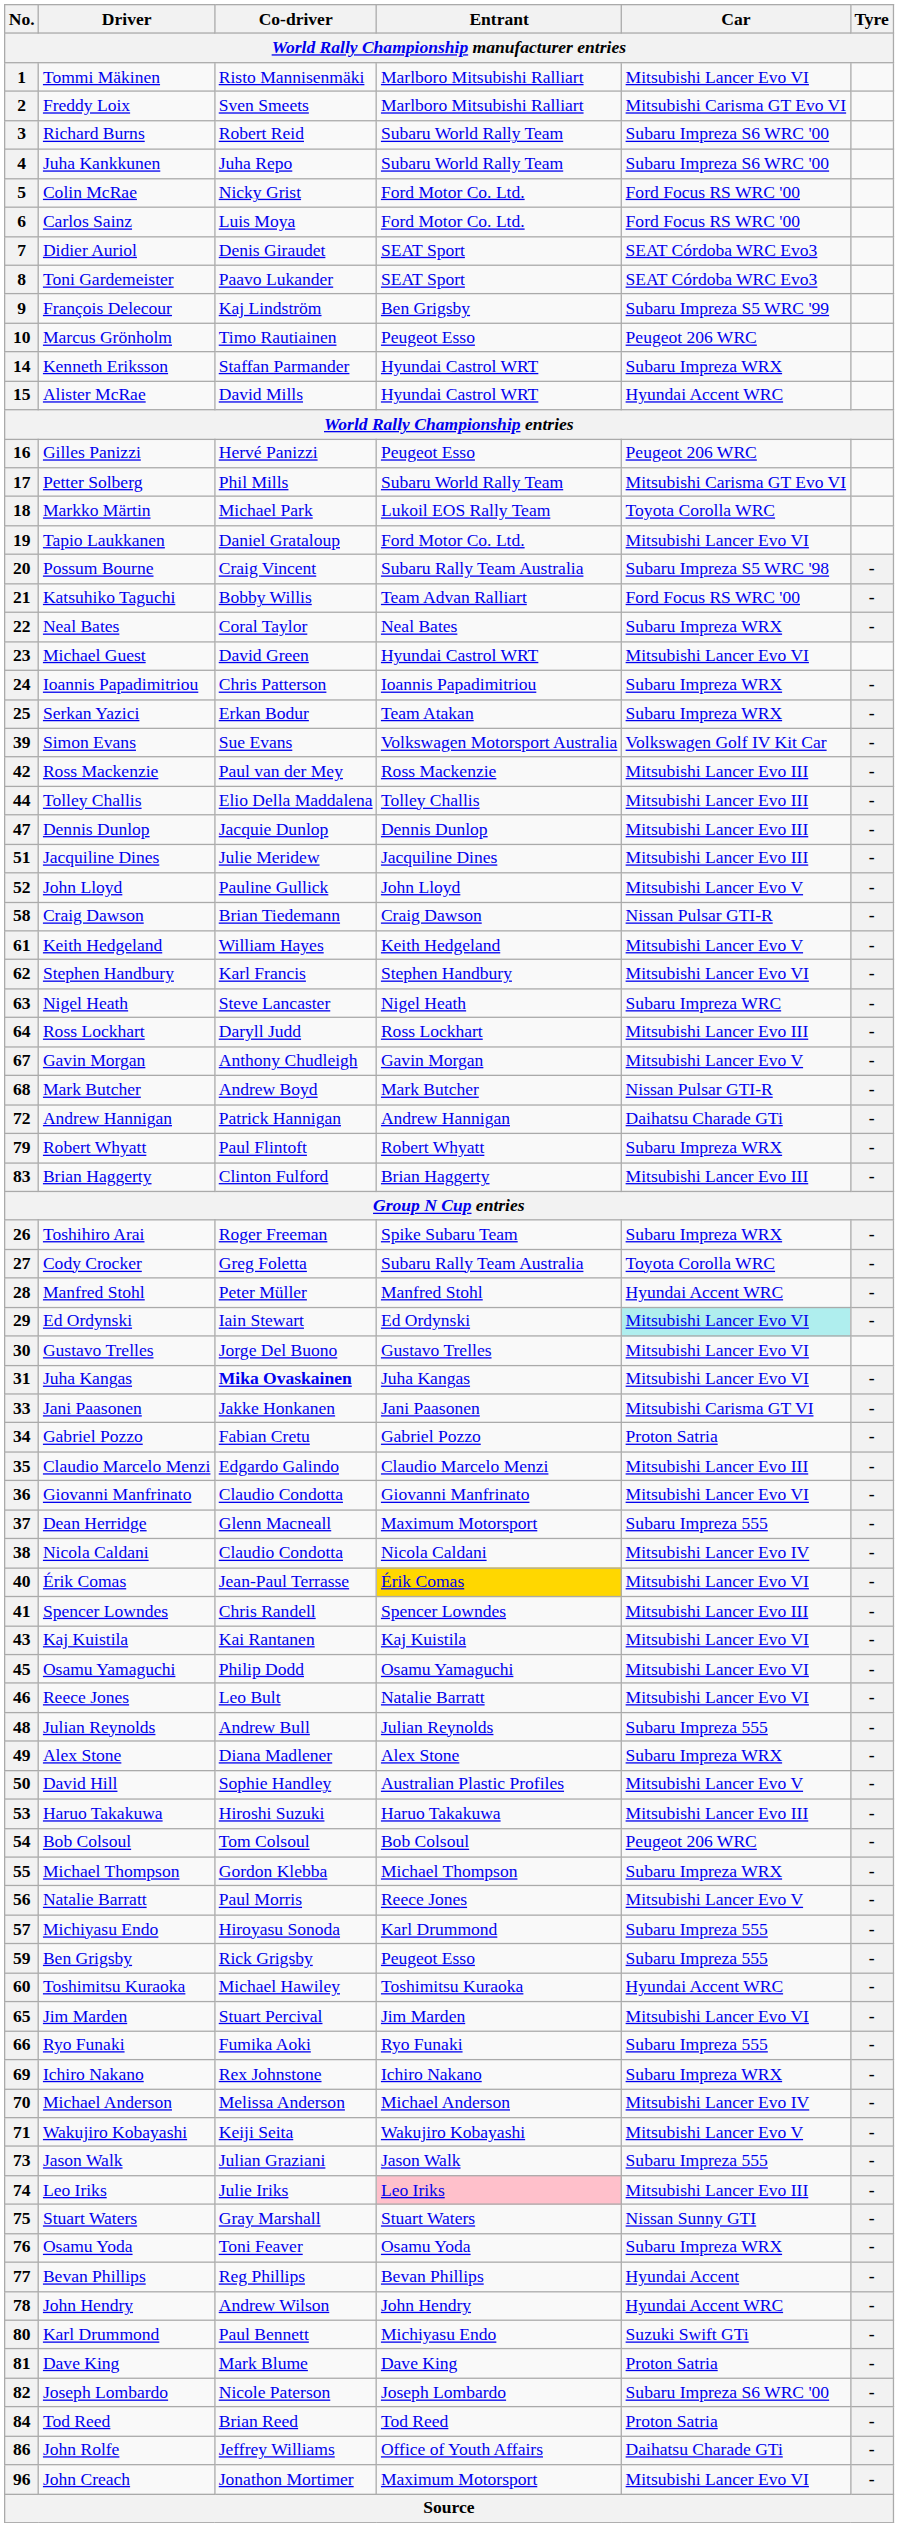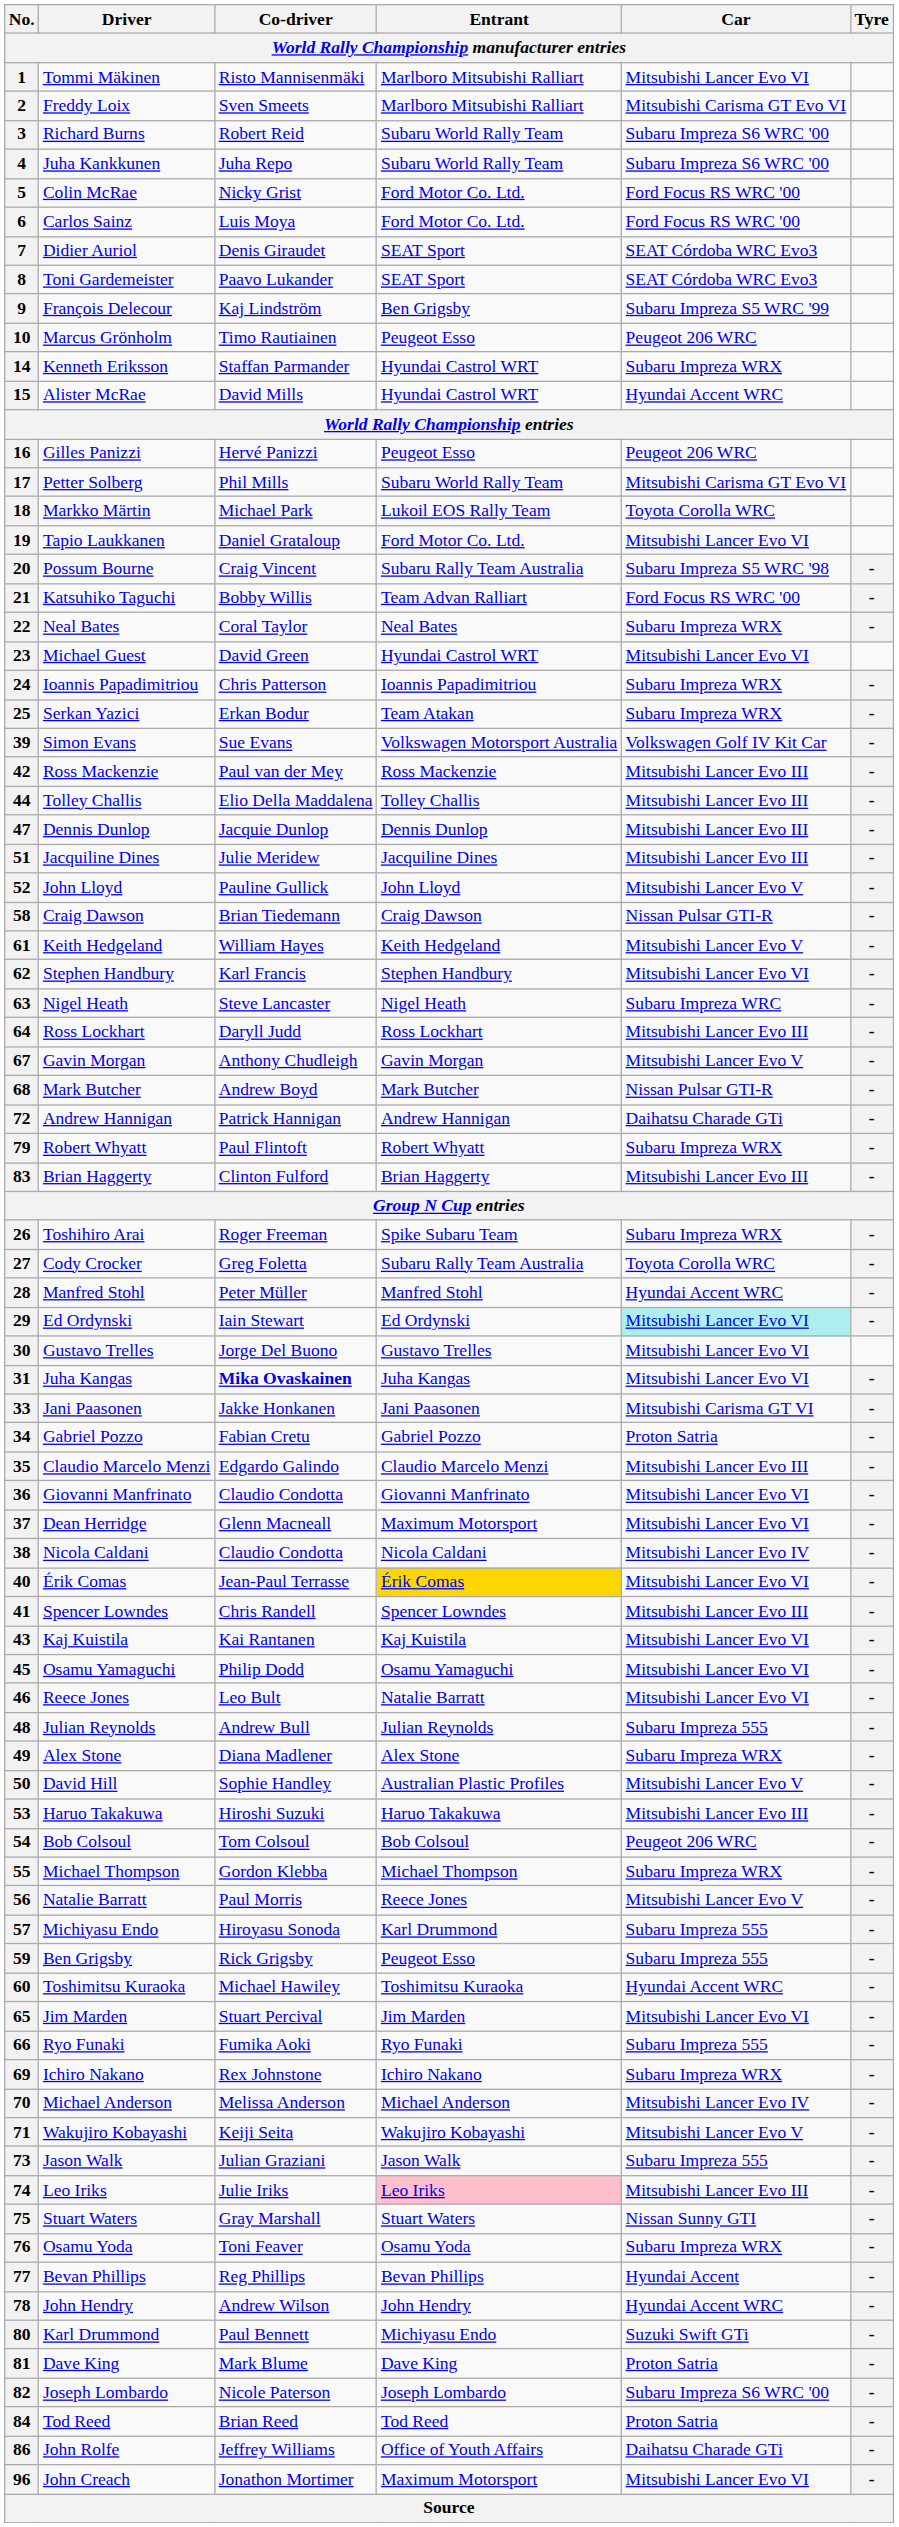(697, 1523) Subaru Impreza 555 -> (717, 1523) Mitsubishi Lancer Evo VI
